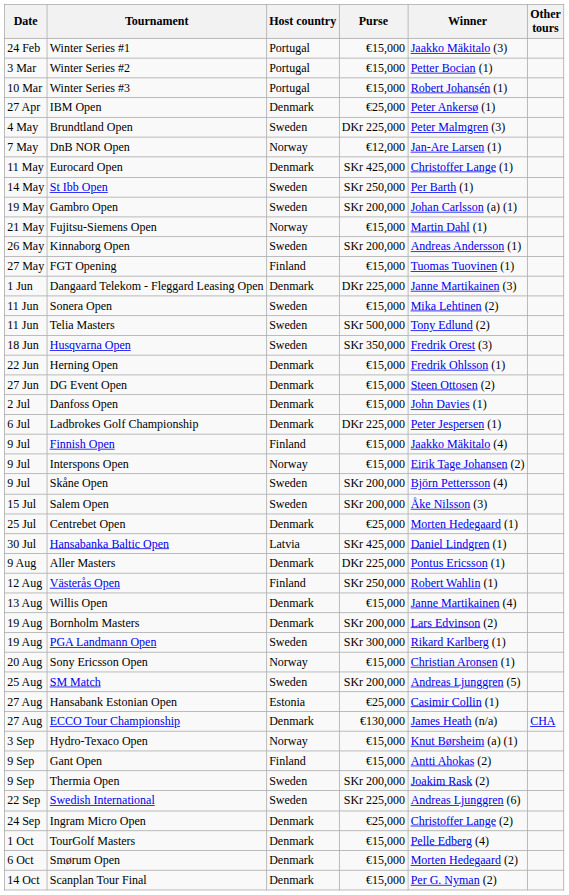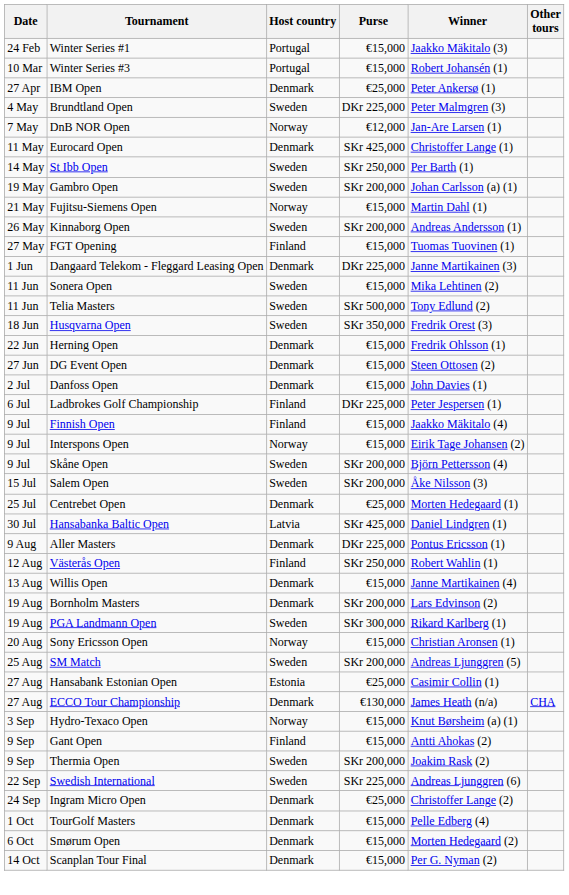- row: (90, 68)
(292, 424) Denmark -> (288, 404) Finland
